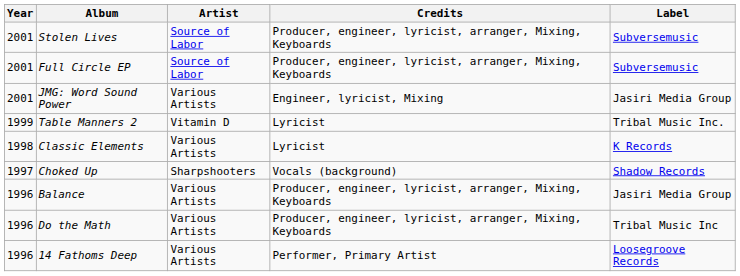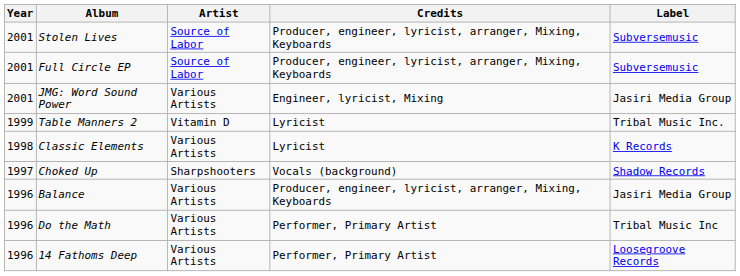(427, 225) Producer, engineer, lyricist, arranger, Mixing, Keyboards -> (355, 225) Performer, Primary Artist
